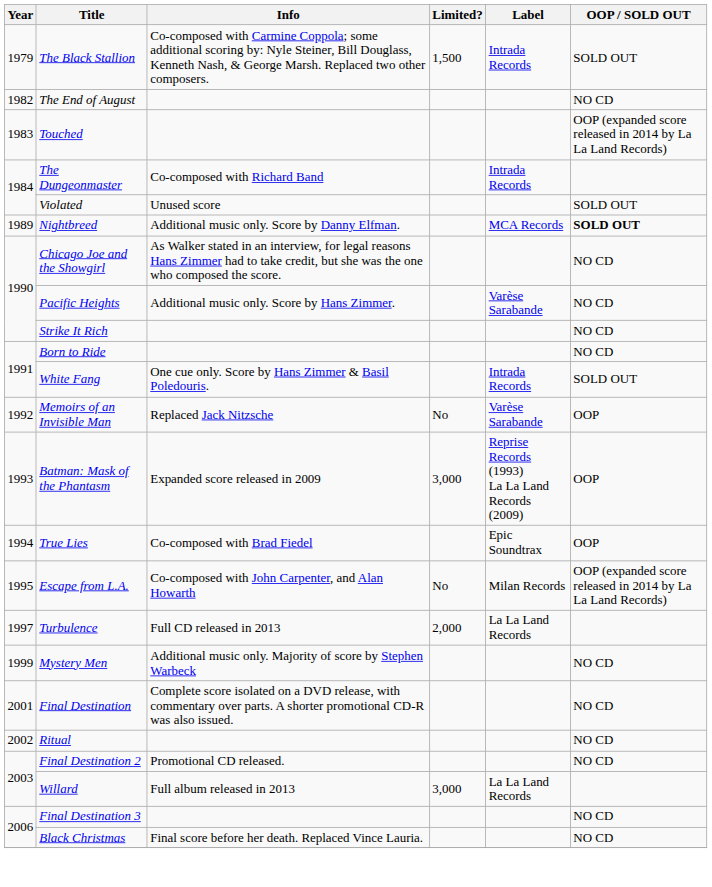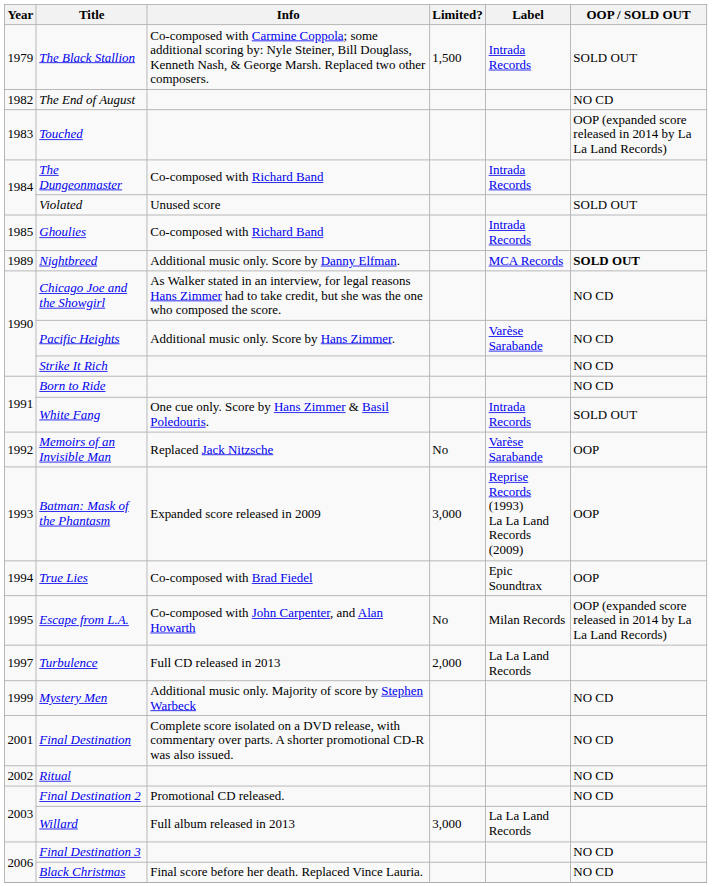+ row: (63, 232)
